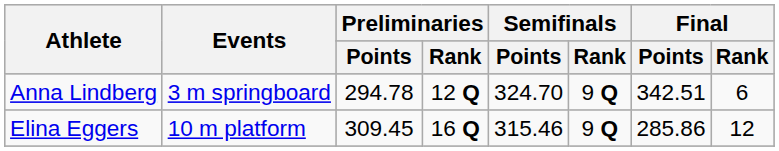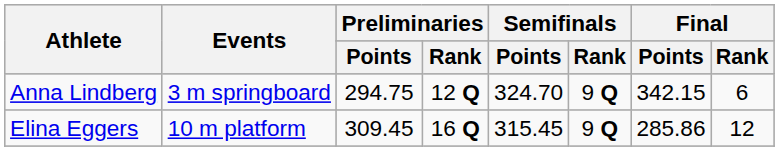(379, 92) 294.78 -> (379, 92) 294.75
(671, 92) 342.51 -> (671, 92) 342.15
(529, 128) 315.46 -> (529, 128) 315.45
